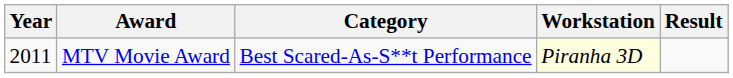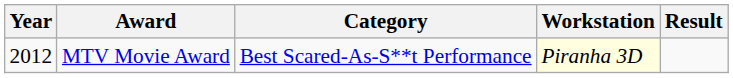(30, 55) 2011 -> (31, 55) 2012
